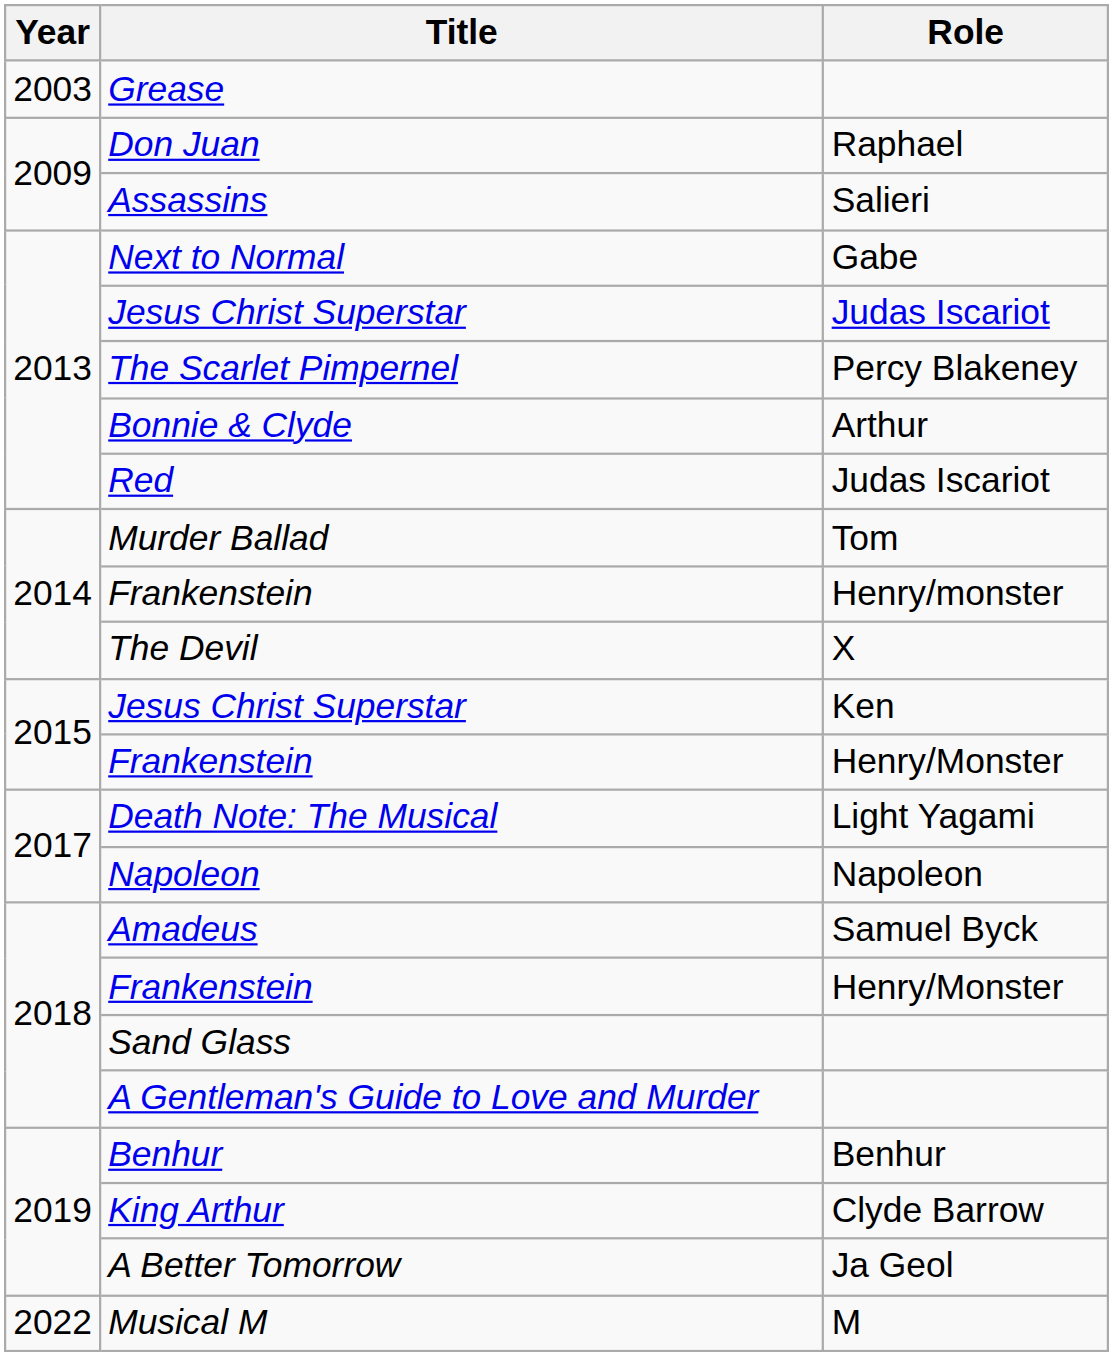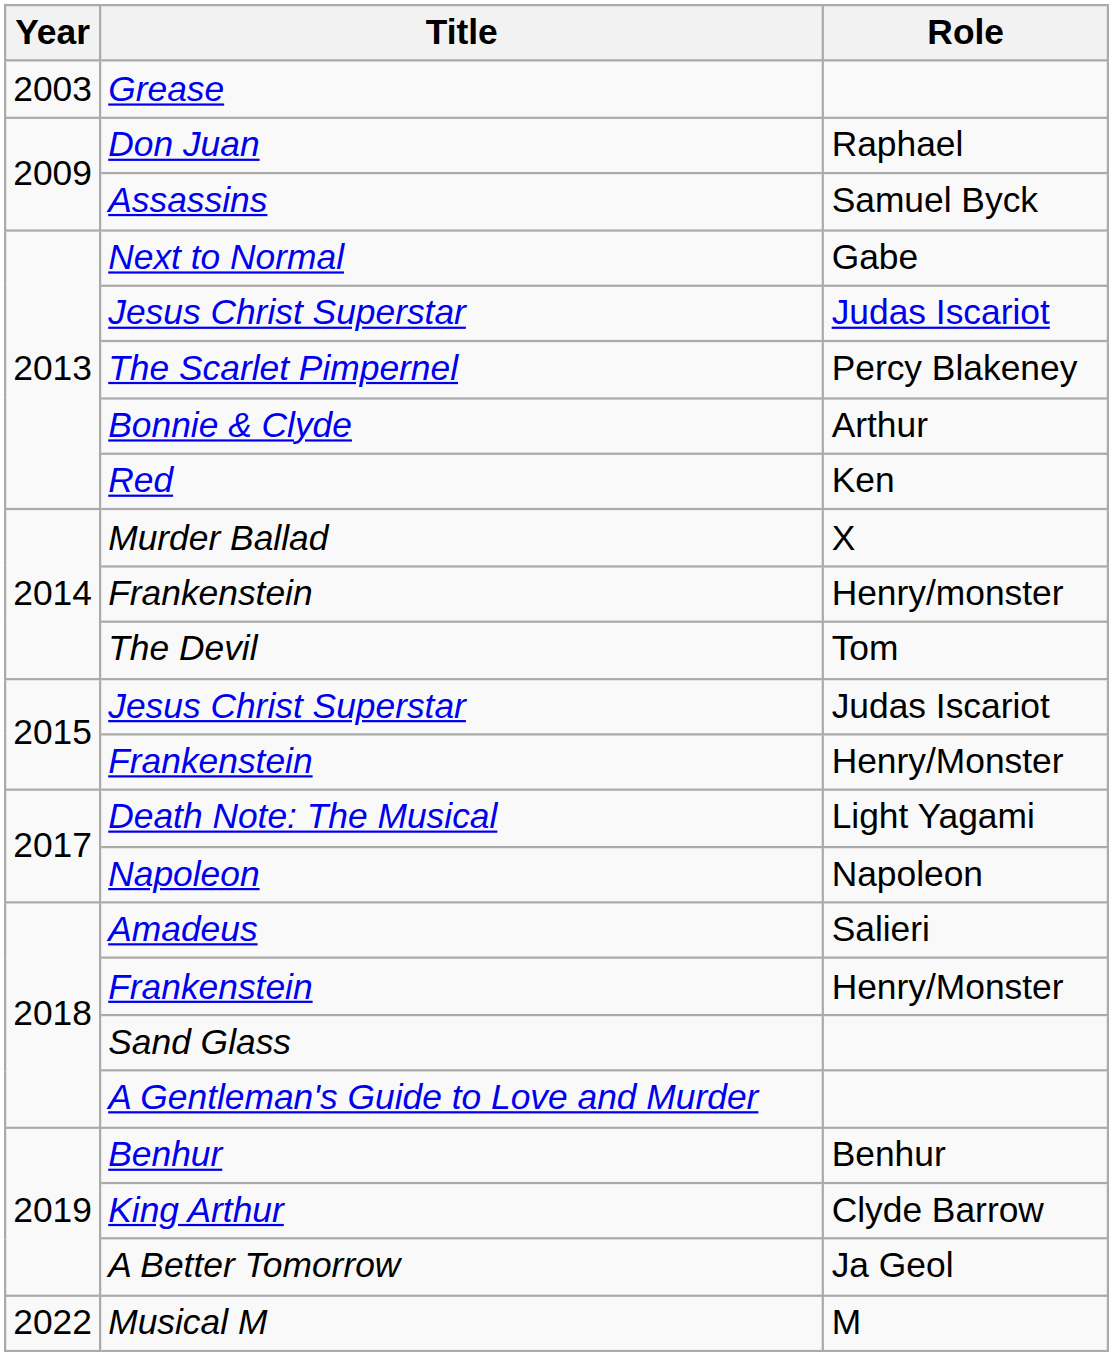(881, 200) Salieri -> (935, 200) Samuel Byck
(941, 481) Judas Iscariot -> (863, 481) Ken
(865, 537) Tom -> (843, 537) X
(843, 649) X -> (865, 649) Tom
(863, 705) Ken -> (941, 705) Judas Iscariot
(935, 929) Samuel Byck -> (881, 929) Salieri
